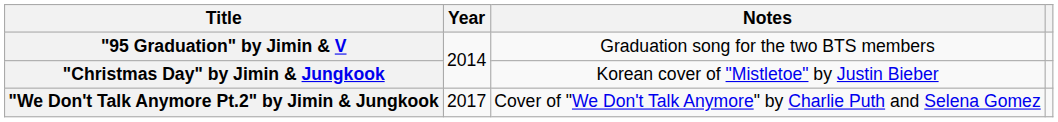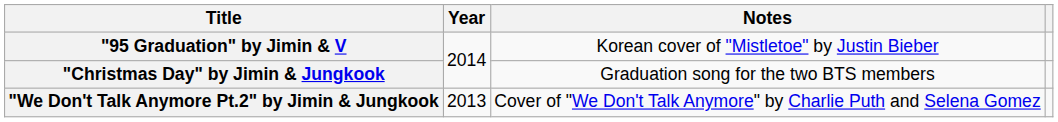(767, 46) Graduation song for the two BTS members -> (768, 46) Korean cover of "Mistletoe" by Justin Bieber
(768, 74) Korean cover of "Mistletoe" by Justin Bieber -> (767, 74) Graduation song for the two BTS members
(467, 102) 2017 -> (467, 102) 2013
